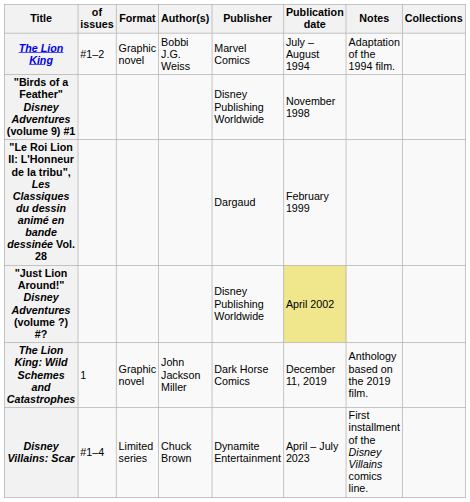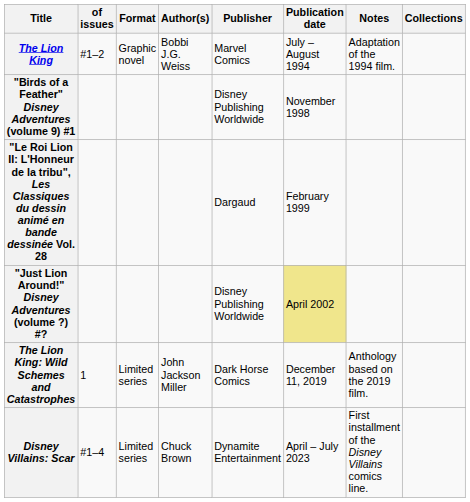(137, 375) Graphic novel -> (136, 375) Limited series
